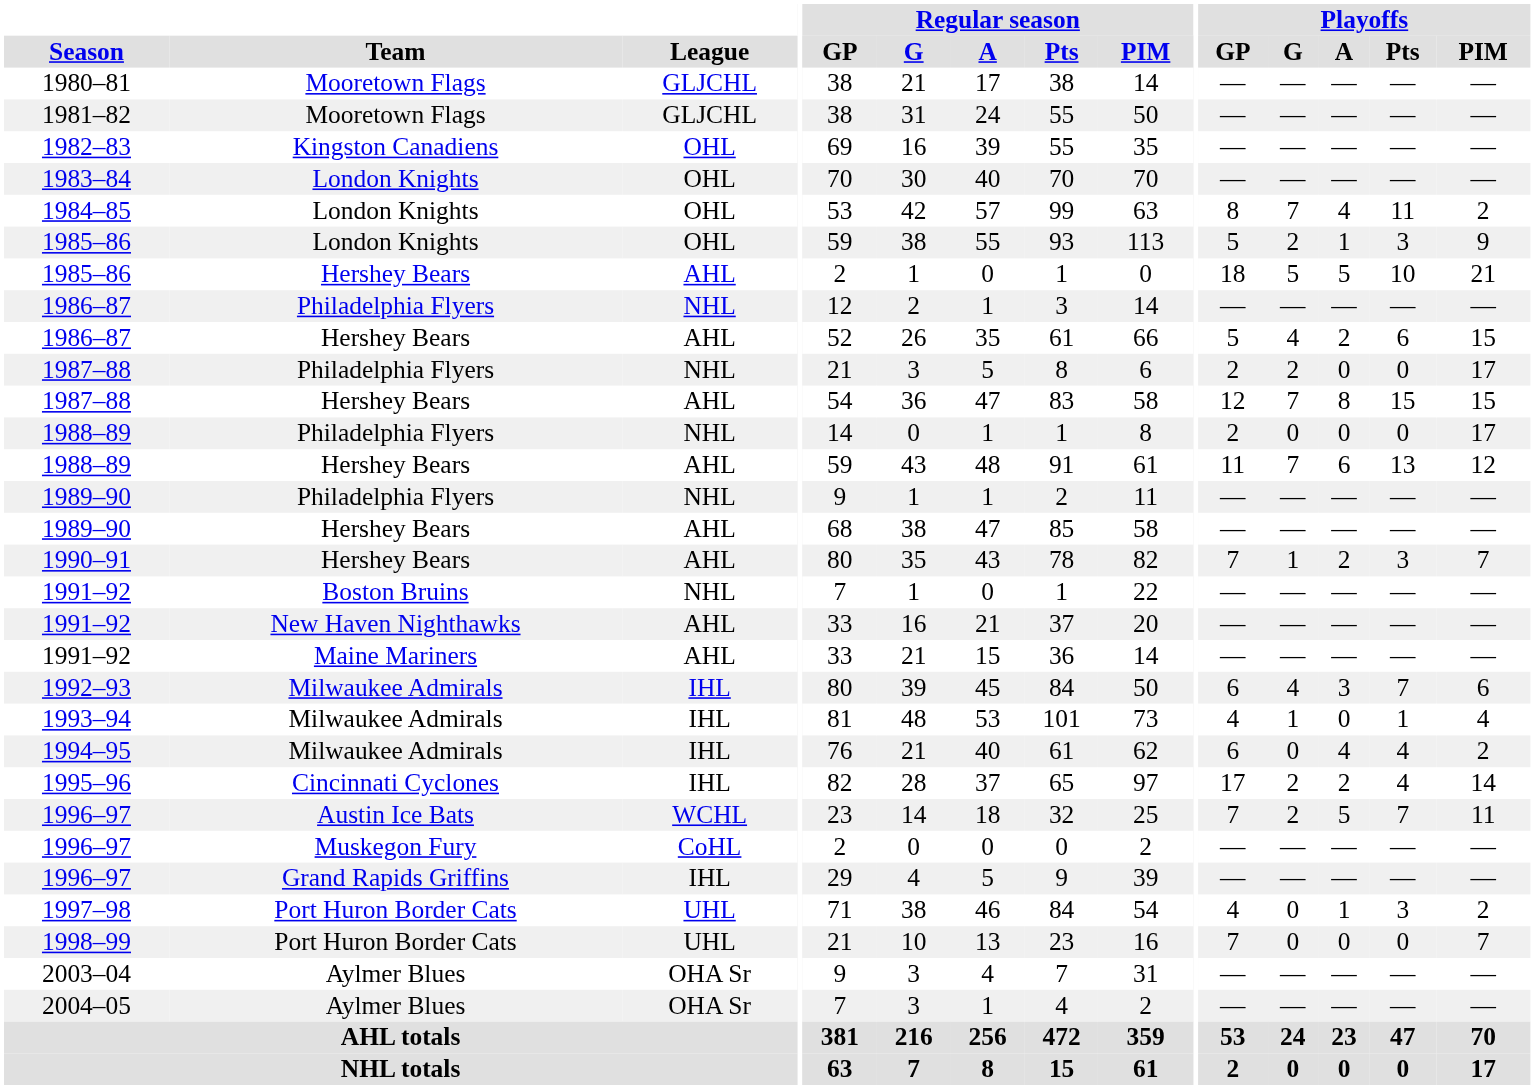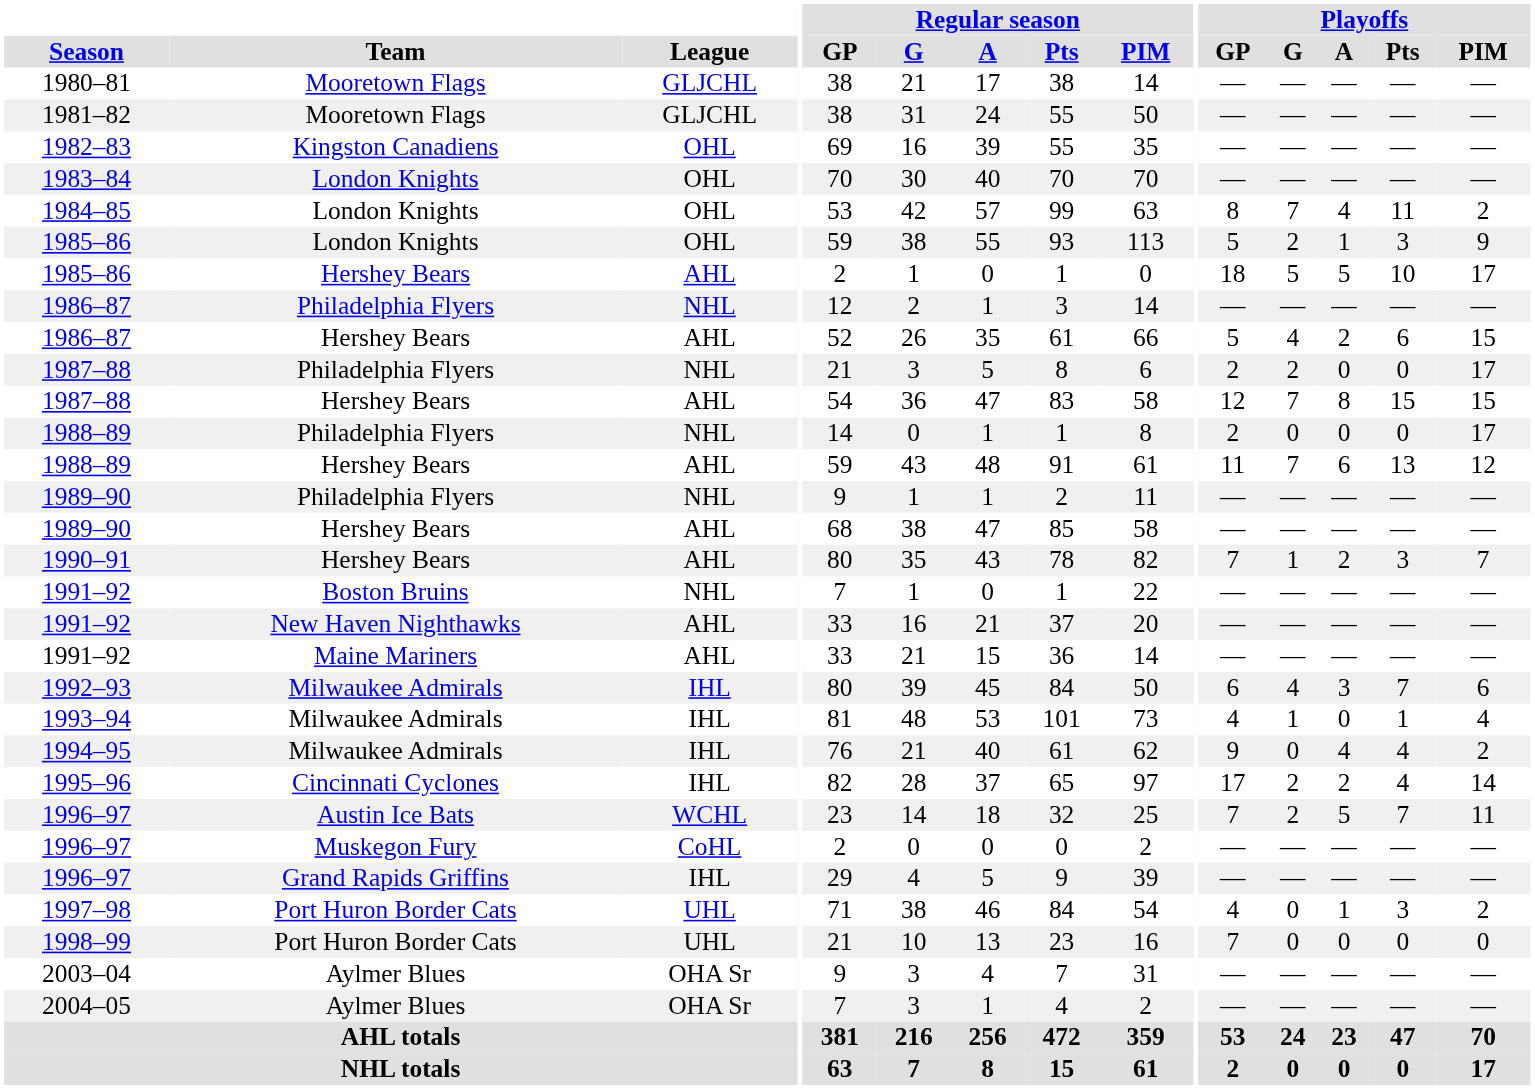(1483, 274) 21 -> (1483, 274) 17
(1233, 751) 6 -> (1233, 751) 9
(1483, 941) 7 -> (1483, 941) 0
